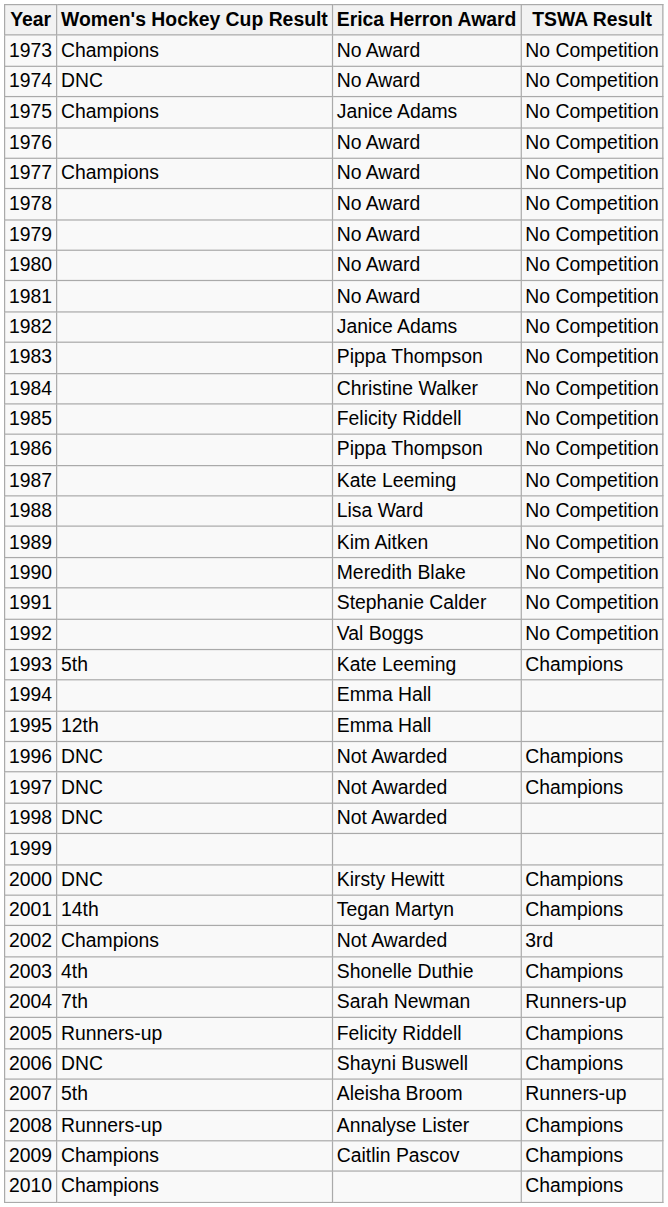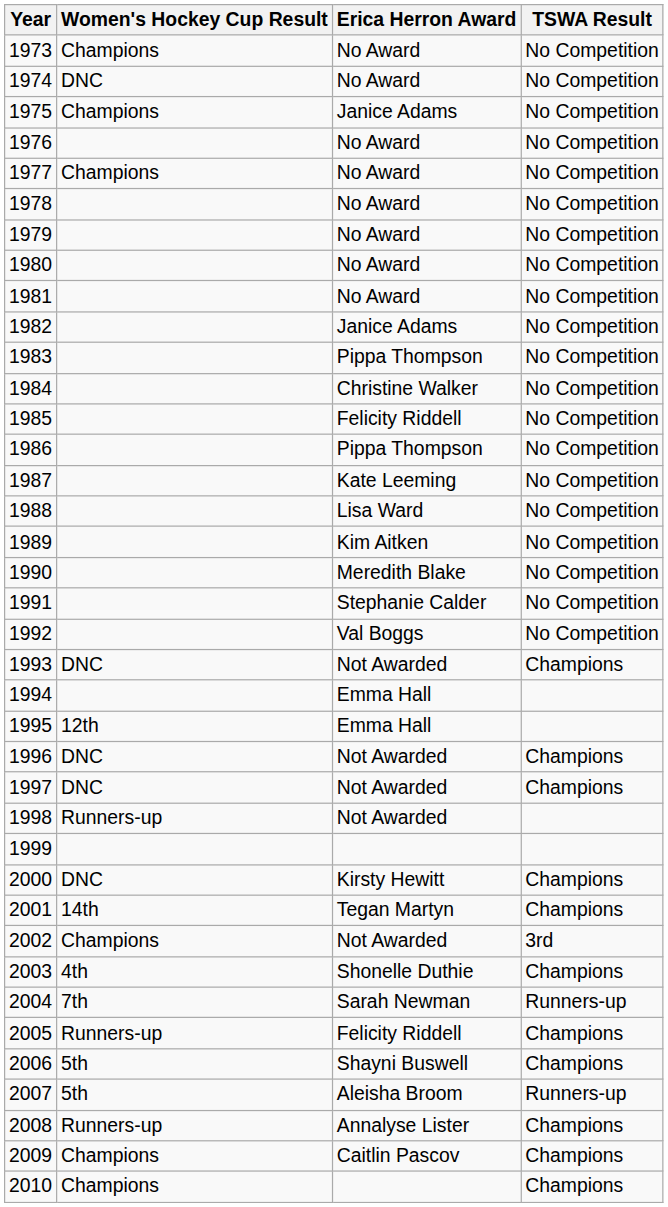(75, 664) 5th -> (82, 664) DNC
(396, 664) Kate Leeming -> (392, 664) Not Awarded
(82, 818) DNC -> (112, 818) Runners-up
(82, 1063) DNC -> (75, 1063) 5th
